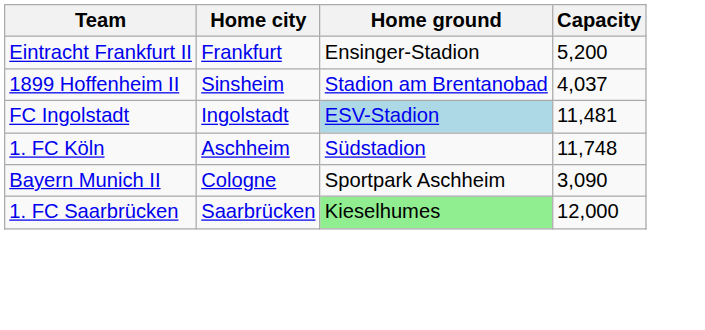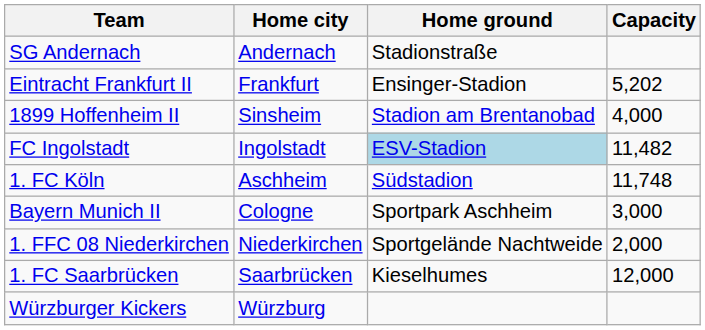+ row: (75, 52)
(582, 52) 5,200 -> (637, 84) 5,202
(582, 84) 4,037 -> (637, 116) 4,000
(587, 116) 11,481 -> (642, 148) 11,482
(582, 180) 3,090 -> (637, 212) 3,000
+ row: (119, 244)
(383, 212) lightgreen background -> (430, 276) no background
+ row: (98, 308)
